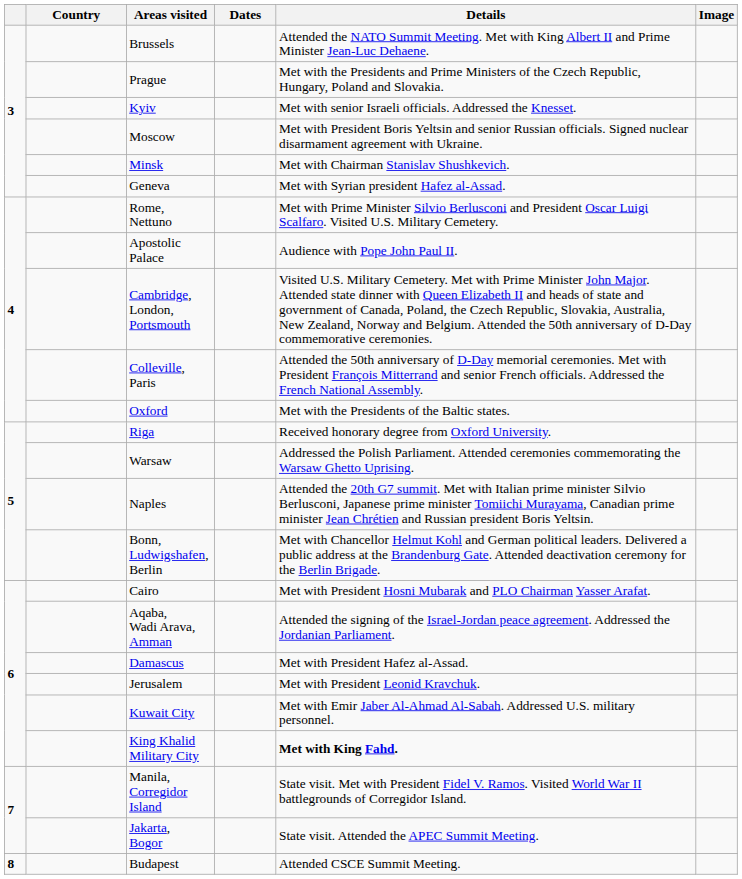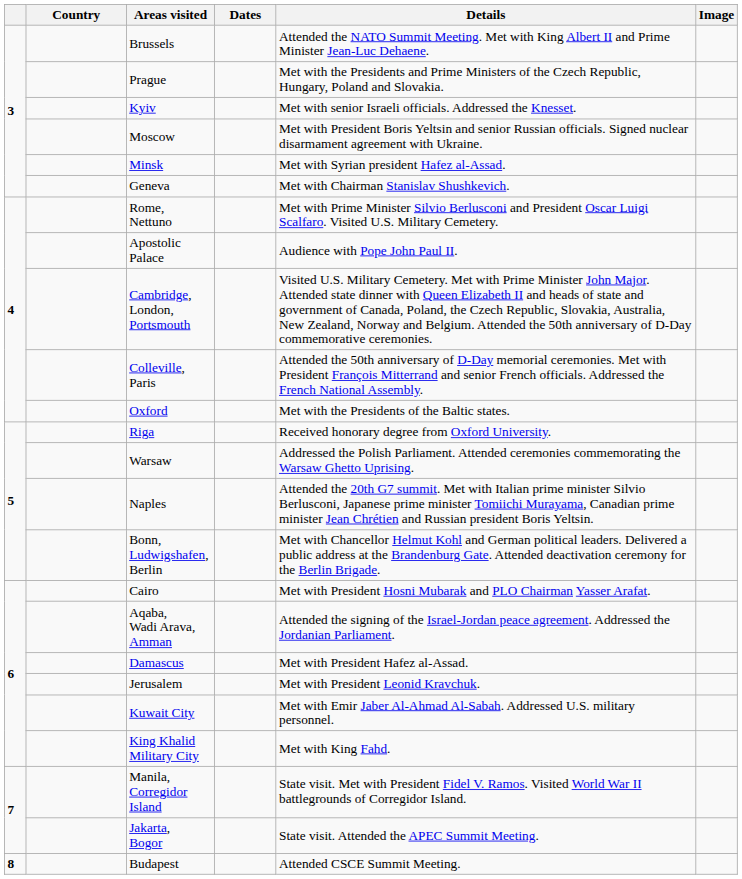(394, 165) Met with Chairman Stanislav Shushkevich. -> (392, 165) Met with Syrian president Hafez al-Assad.
(392, 186) Met with Syrian president Hafez al-Assad. -> (394, 186) Met with Chairman Stanislav Shushkevich.
(338, 748) bold -> (335, 748) normal
